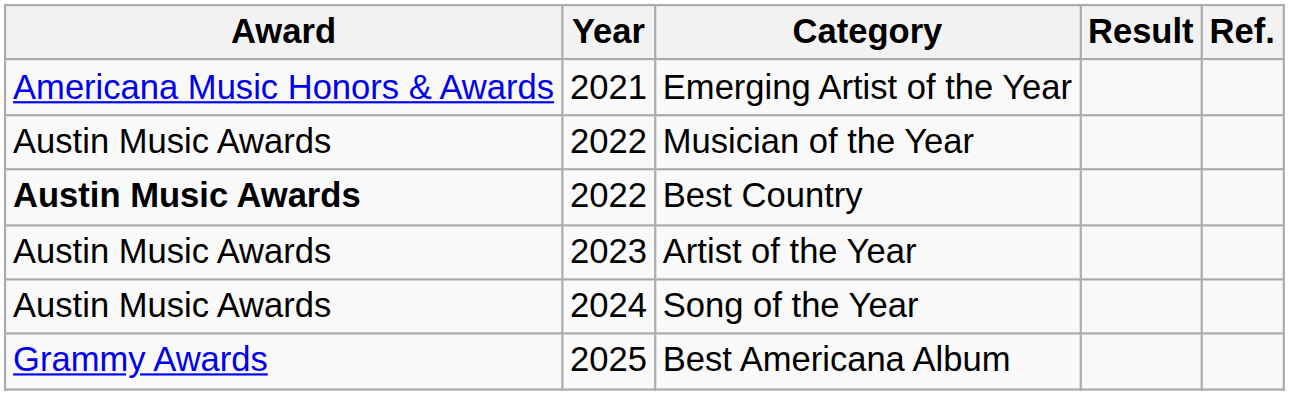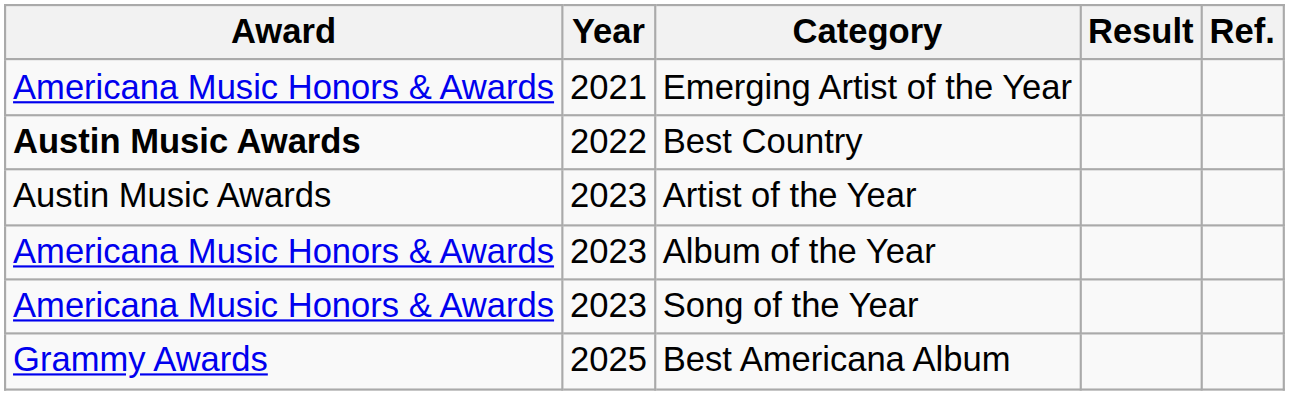- row: (818, 141)
+ row: (799, 251)
(172, 305) Austin Music Awards -> (284, 305) Americana Music Honors & Awards
(608, 305) 2024 -> (608, 305) 2023
